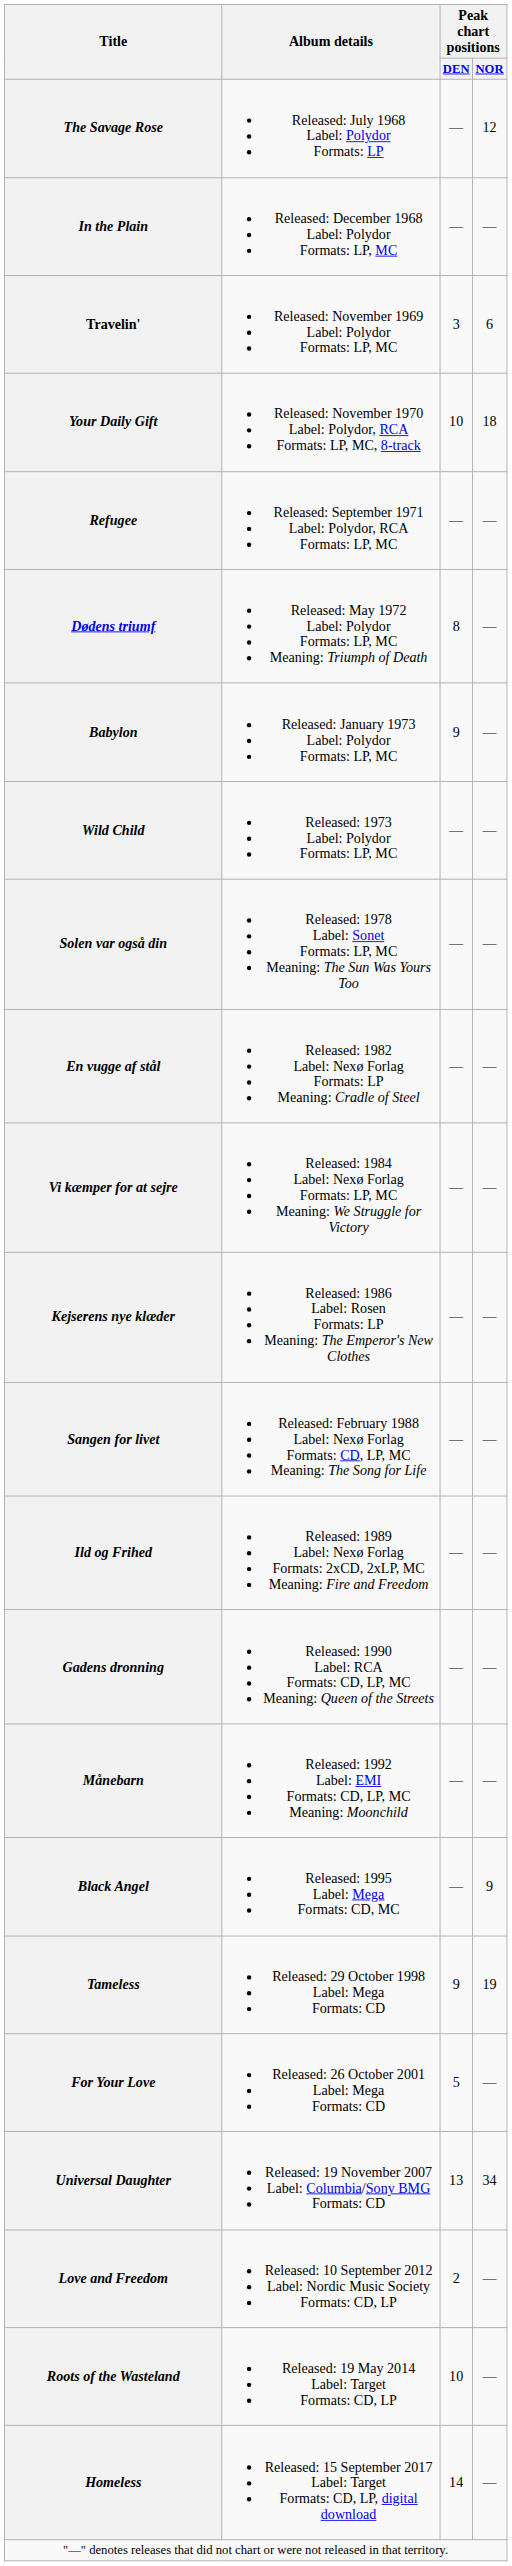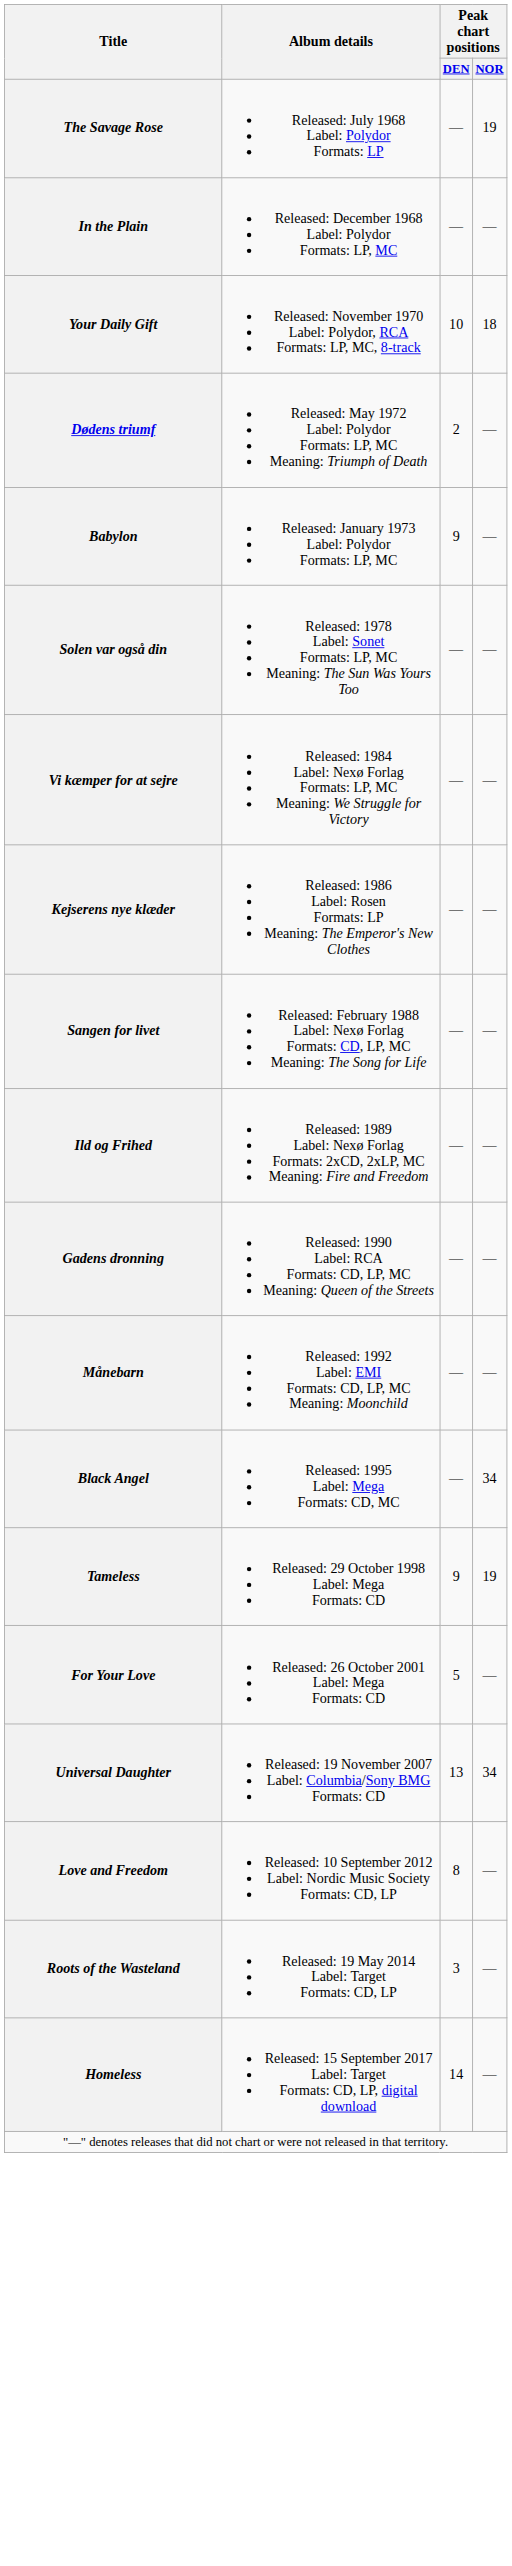(490, 128) 12 -> (490, 128) 19
- row: (113, 324)
- row: (113, 520)
(456, 626) 8 -> (456, 430) 2
- row: (113, 830)
- row: (113, 1065)
(490, 1886) 9 -> (490, 1478) 34
(456, 2278) 2 -> (456, 1870) 8
(456, 2376) 10 -> (456, 1968) 3
